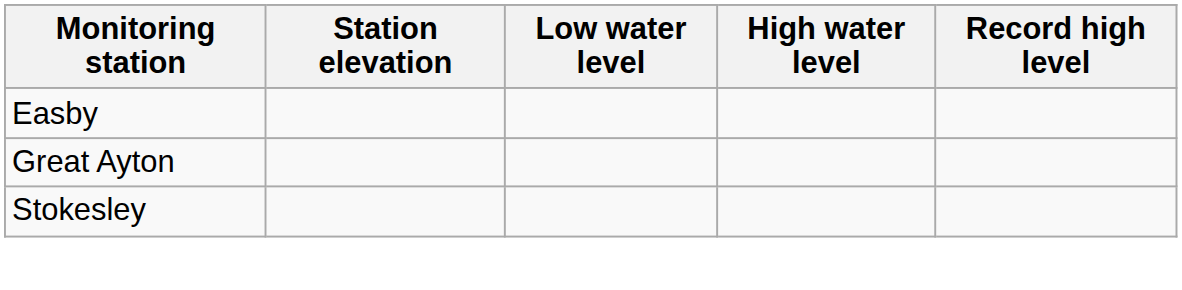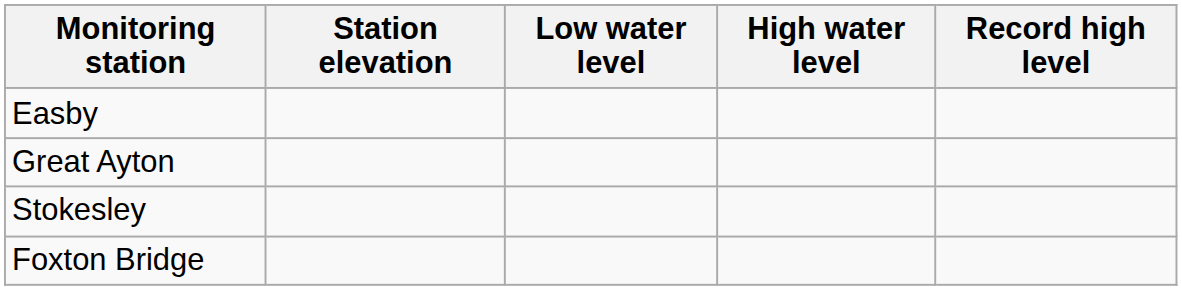+ row: (108, 259)
